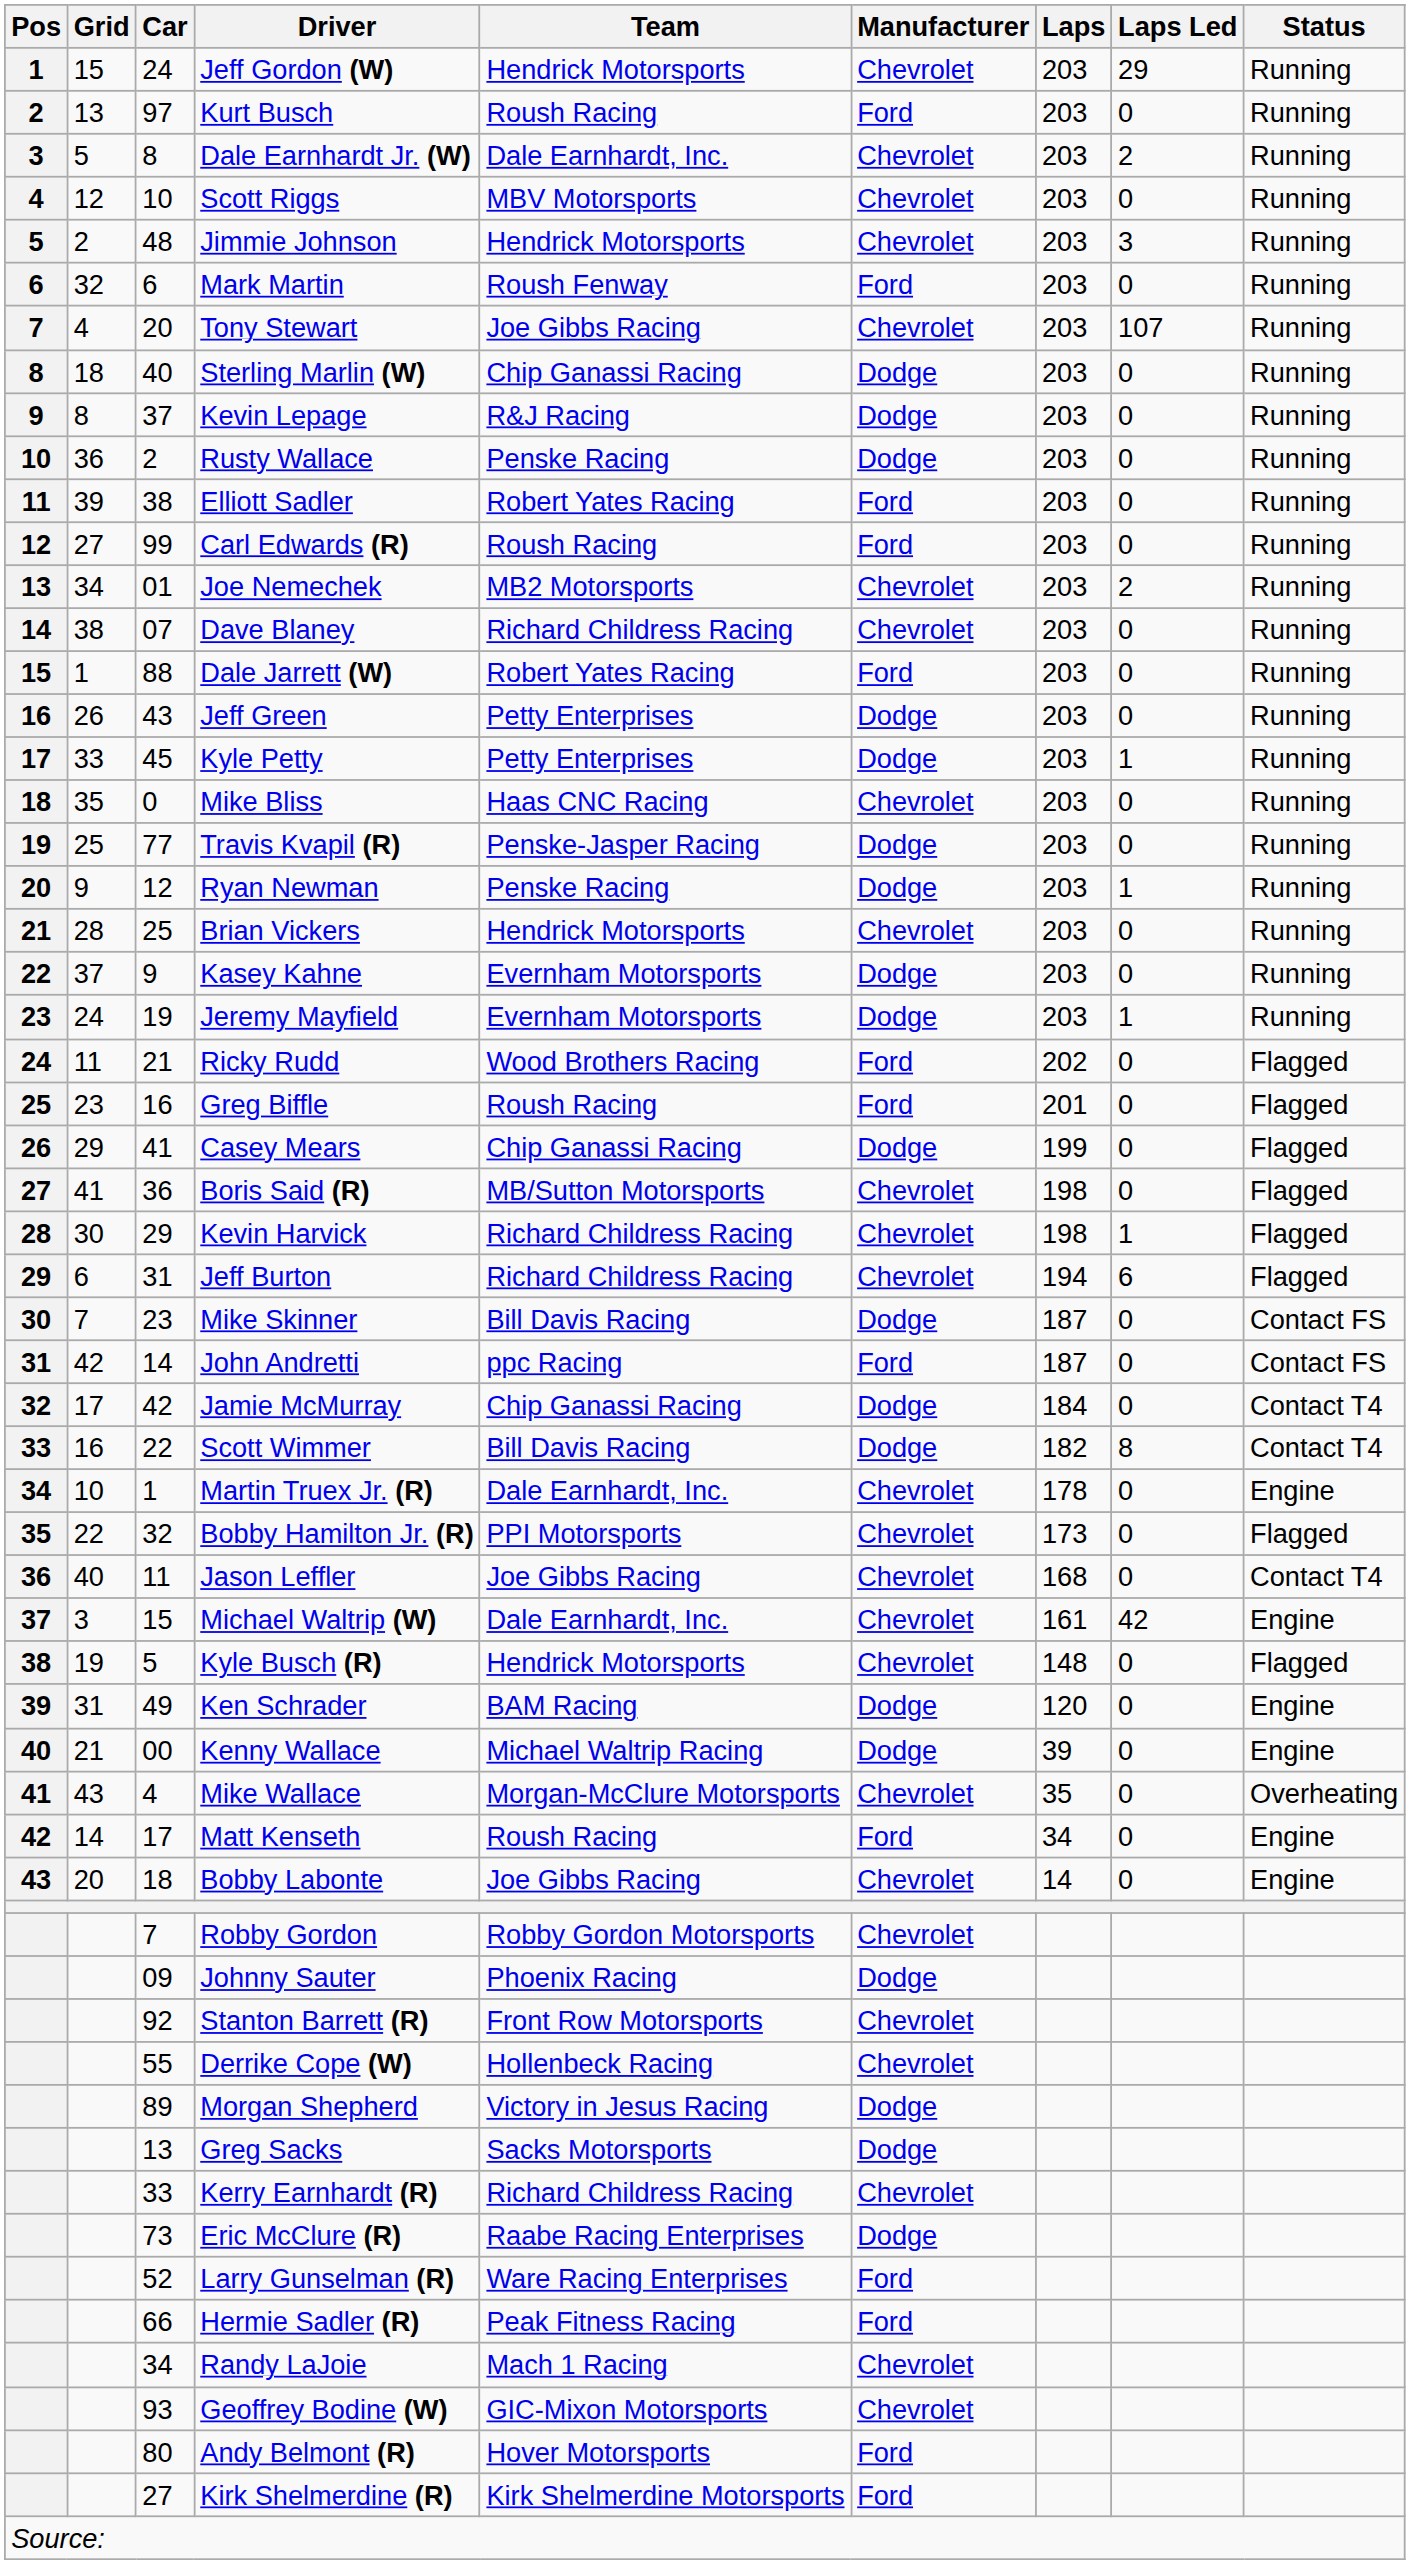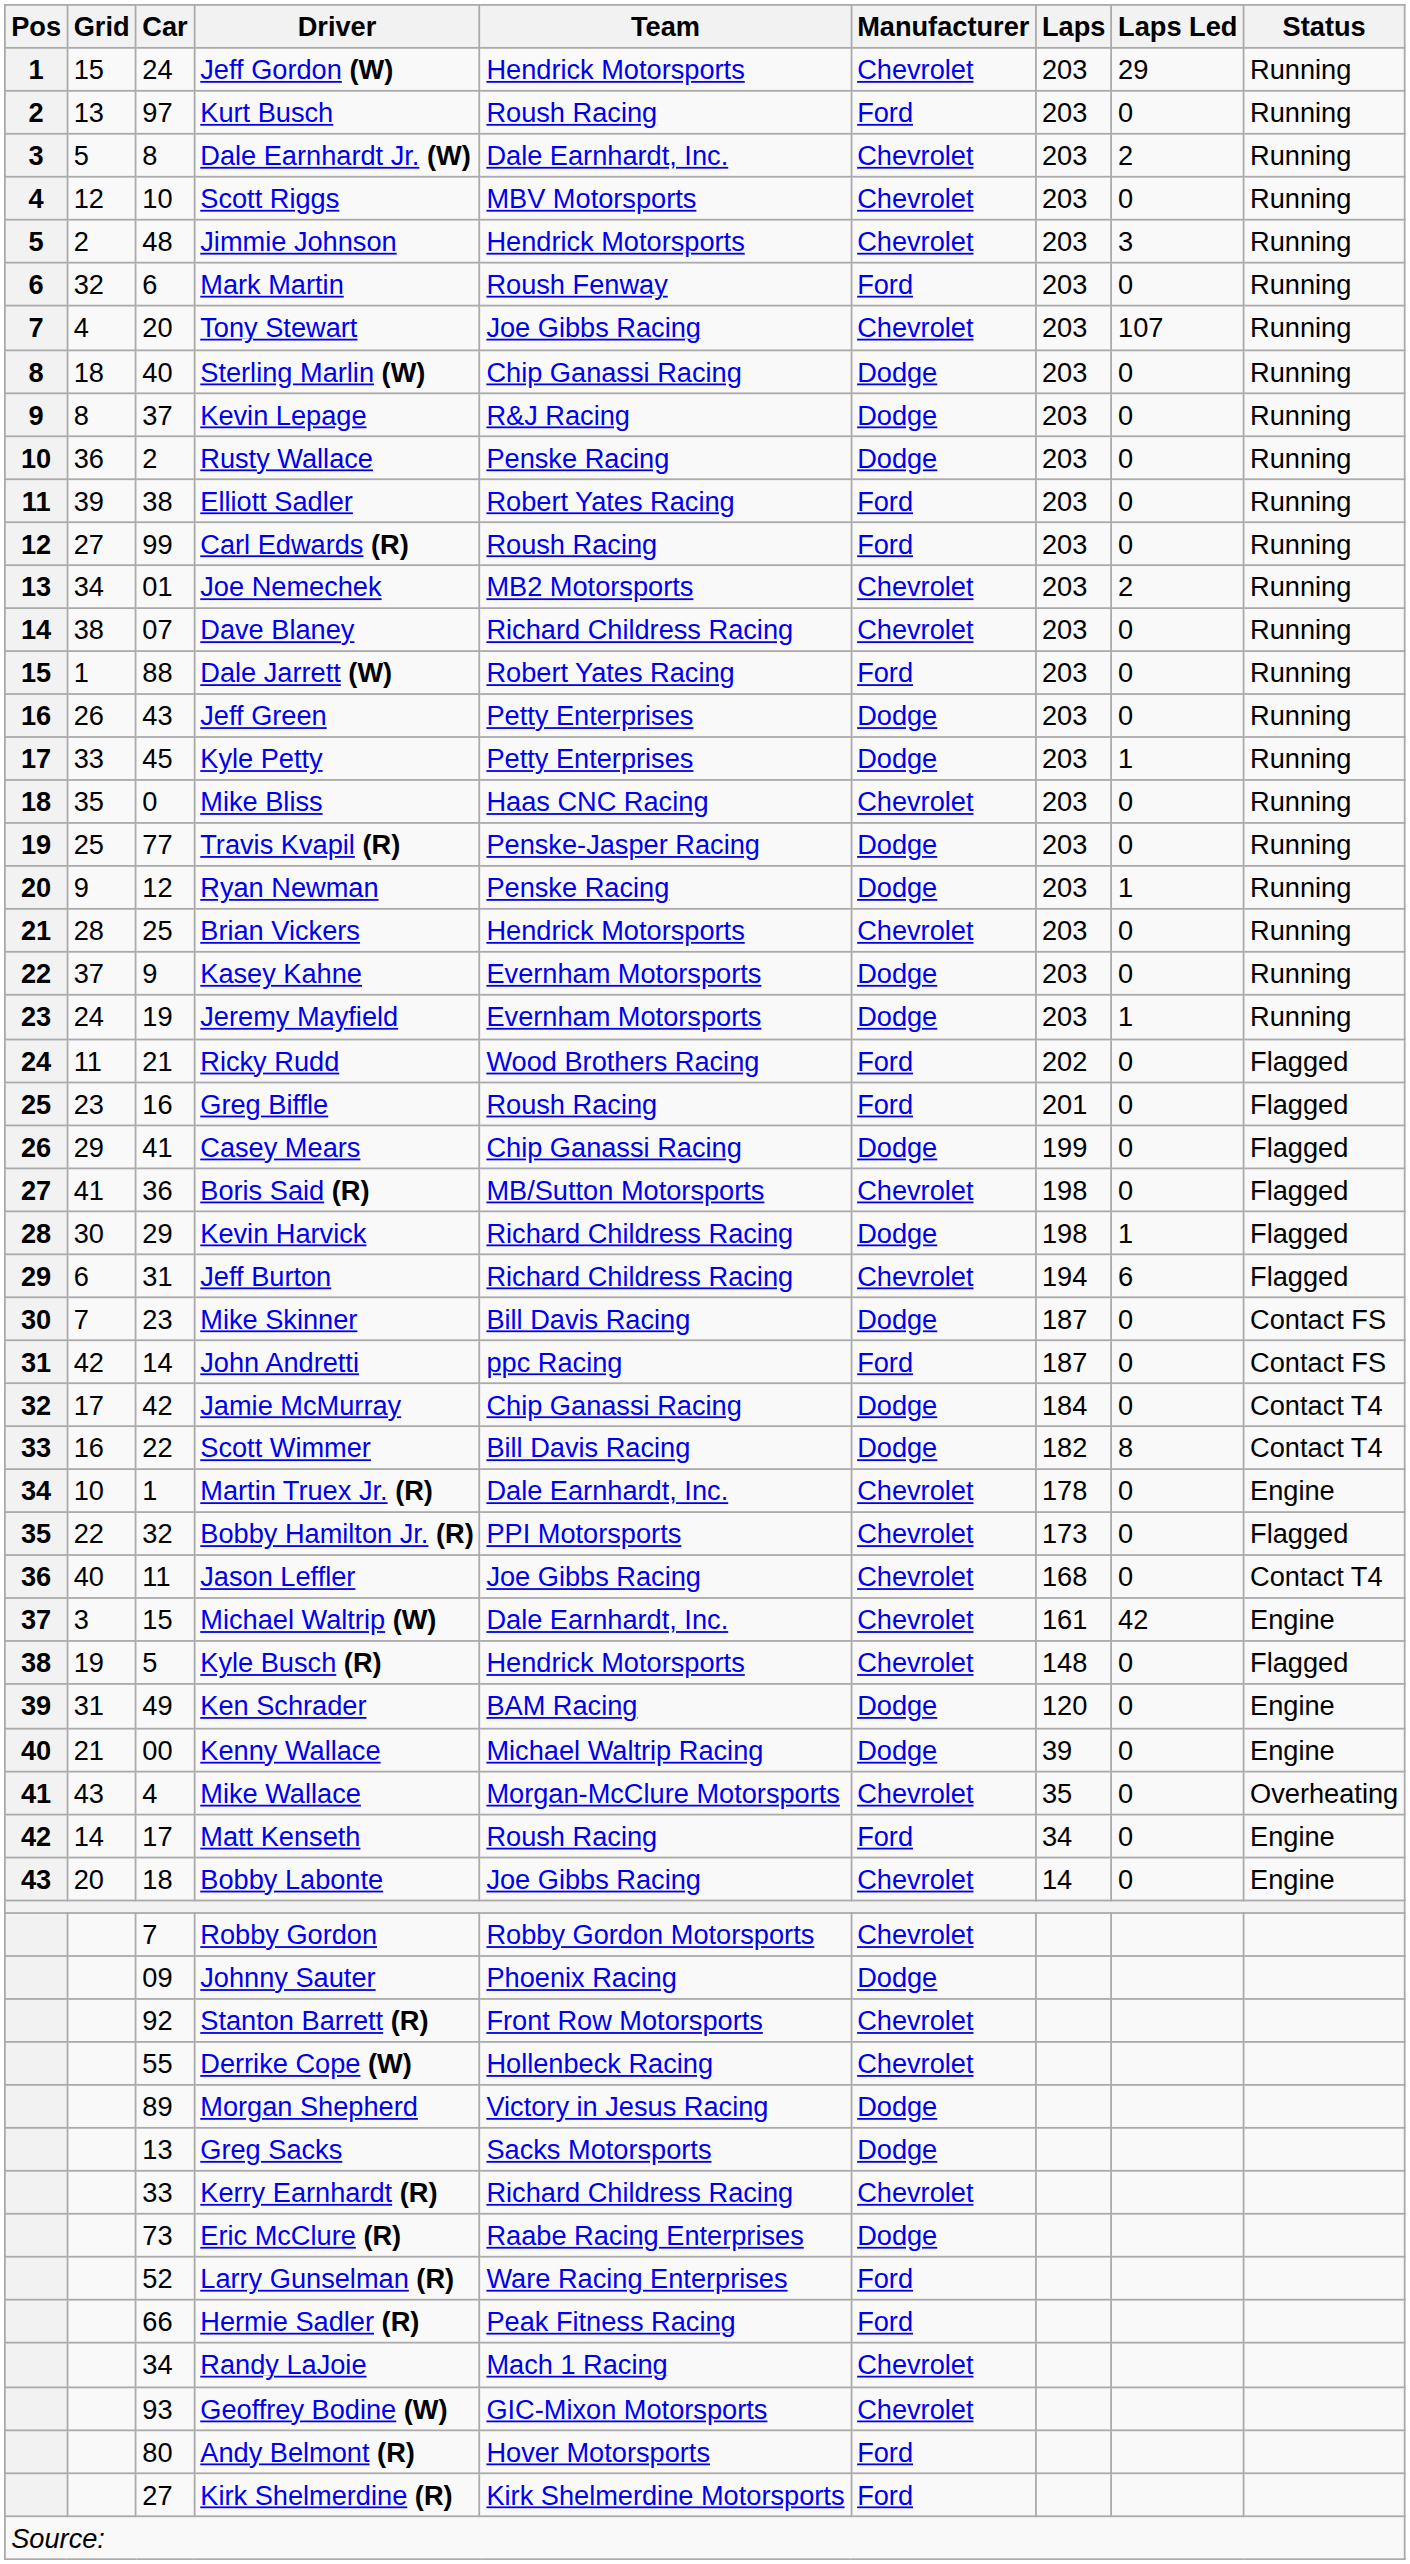(915, 1233) Chevrolet -> (897, 1233) Dodge
